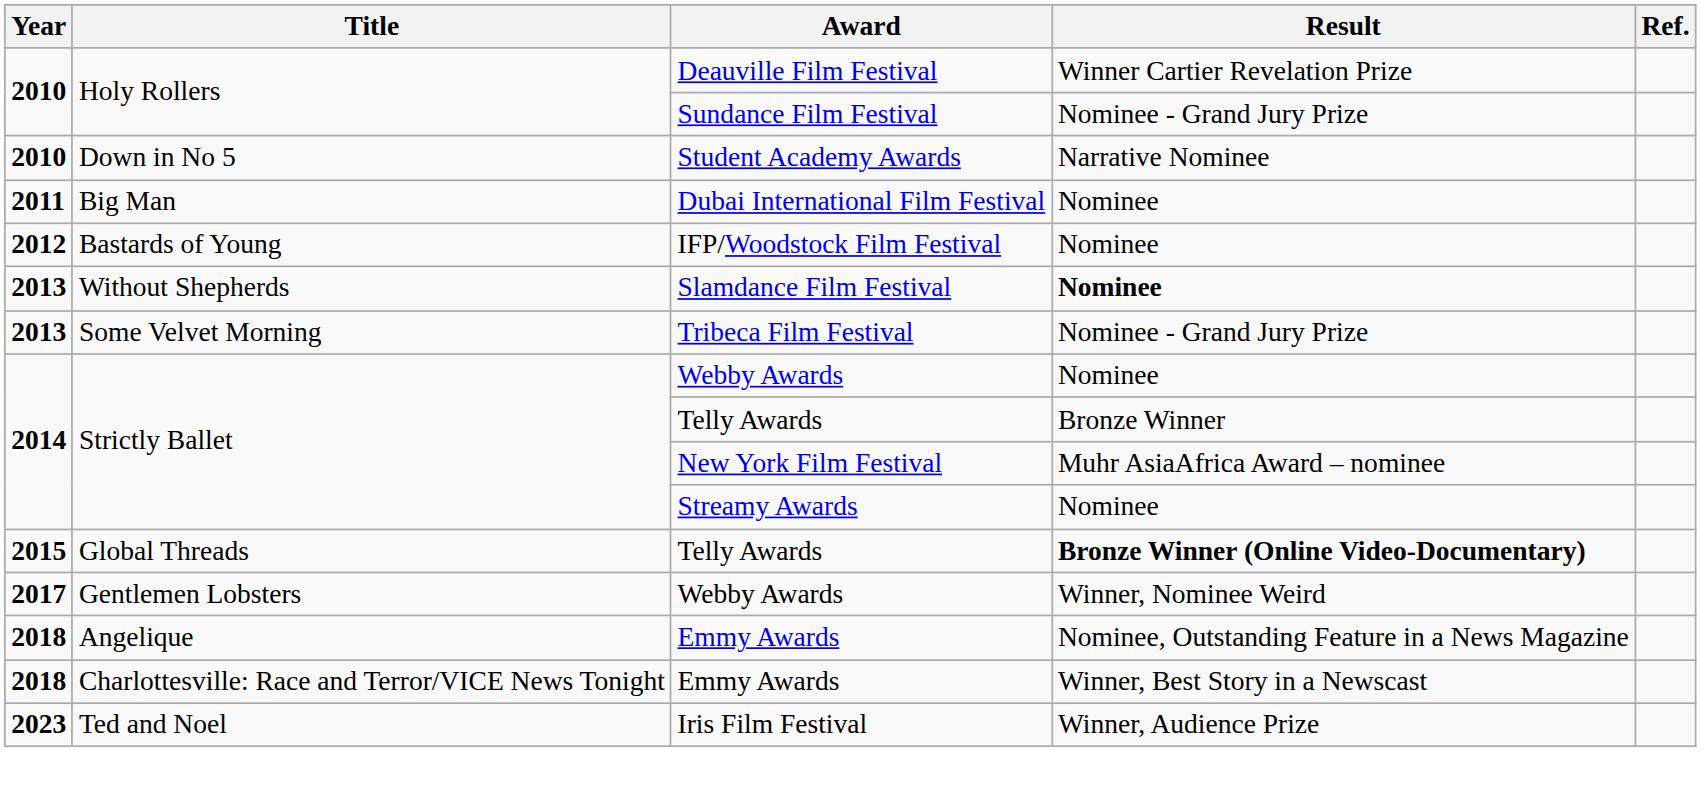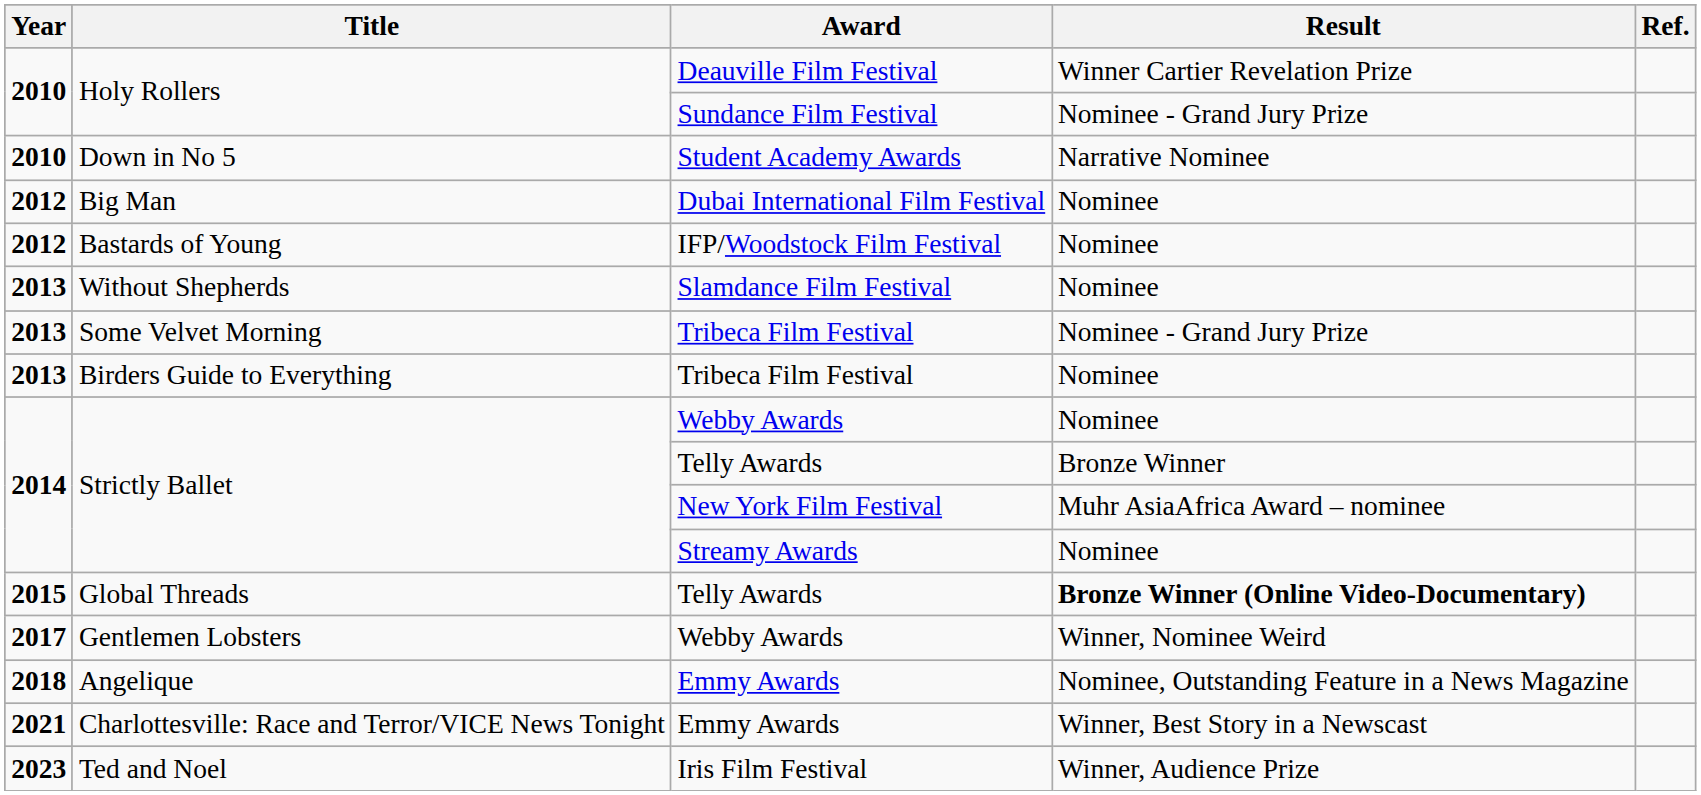(38, 200) 2011 -> (39, 200) 2012
(1110, 288) bold -> (1108, 288) normal
+ row: (235, 375)
(39, 680) 2018 -> (39, 724) 2021
